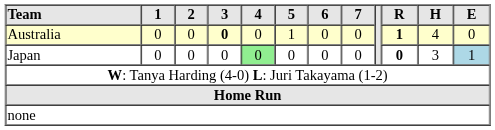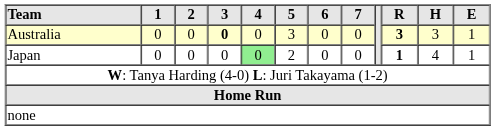(291, 34) 1 -> (291, 34) 3
(399, 34) 1 -> (399, 34) 3
(435, 34) 4 -> (435, 34) 3
(472, 34) 0 -> (472, 34) 1
(291, 55) 0 -> (291, 55) 2
(399, 55) 0 -> (399, 55) 1
(435, 55) 3 -> (435, 55) 4
(472, 55) lightblue background -> (472, 55) no background
